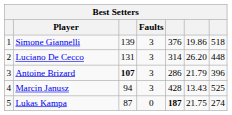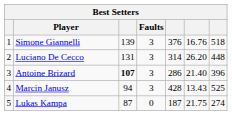(196, 42) 19.86 -> (196, 42) 16.76
(196, 73) 21.79 -> (196, 73) 21.40
(175, 103) bold -> (175, 103) normal
